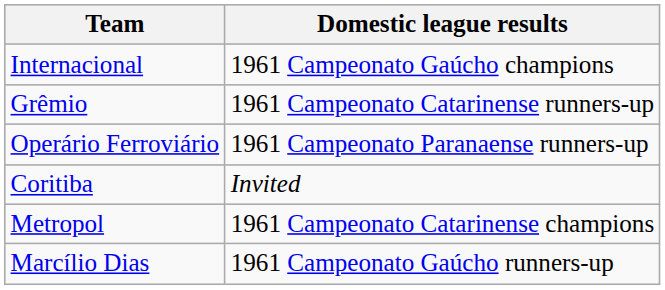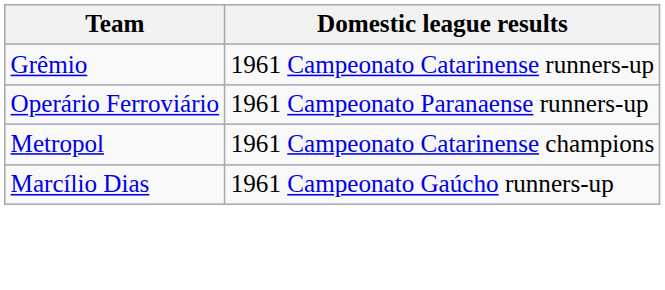- row: (77, 64)
- row: (52, 183)
